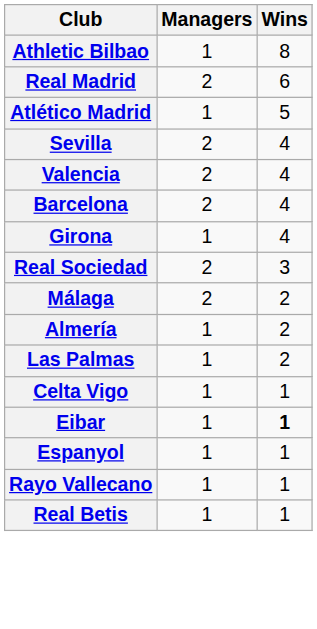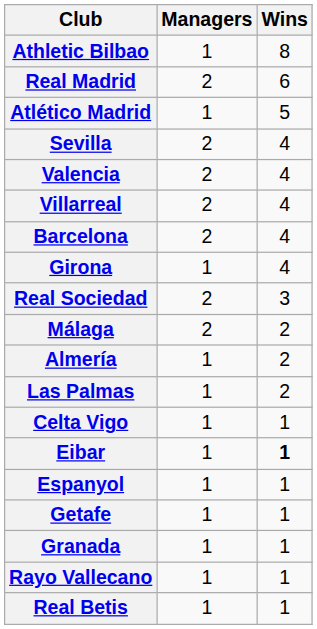+ row: (81, 205)
+ row: (81, 515)
+ row: (81, 546)
